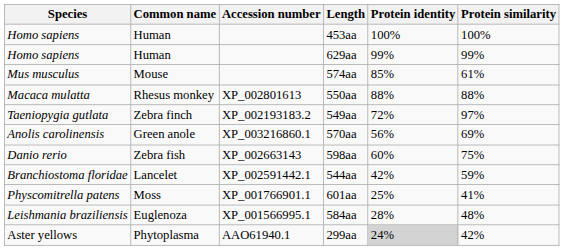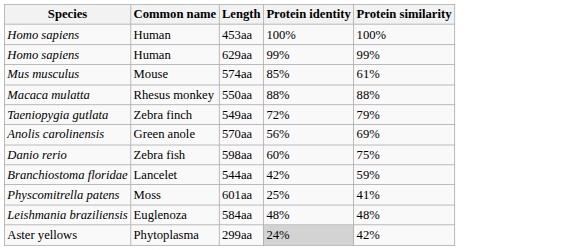- column: (271, 14)
(473, 114) 97% -> (368, 114) 79%
(382, 214) 28% -> (278, 214) 48%
